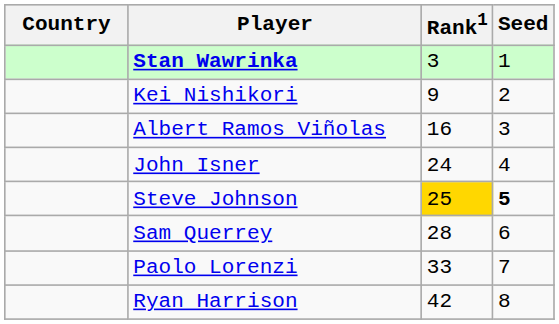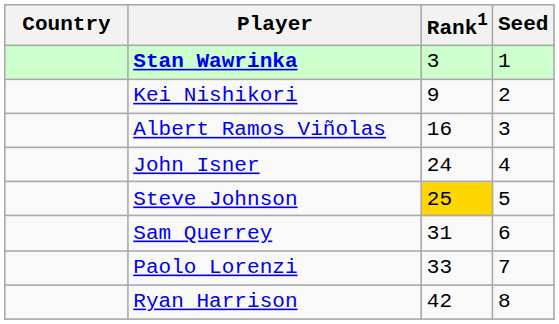(504, 199) bold -> (504, 199) normal
(439, 233) 28 -> (439, 233) 31
